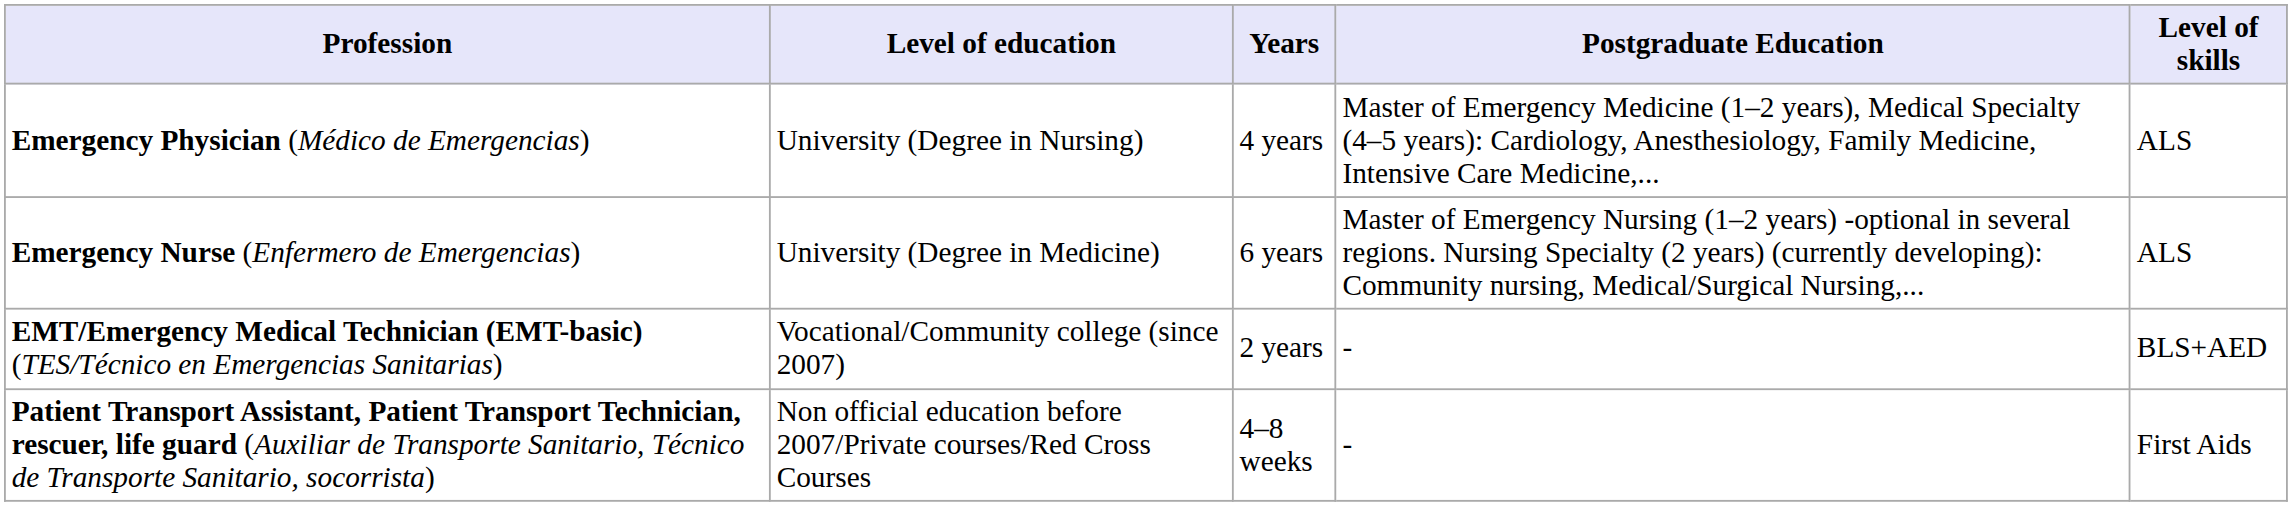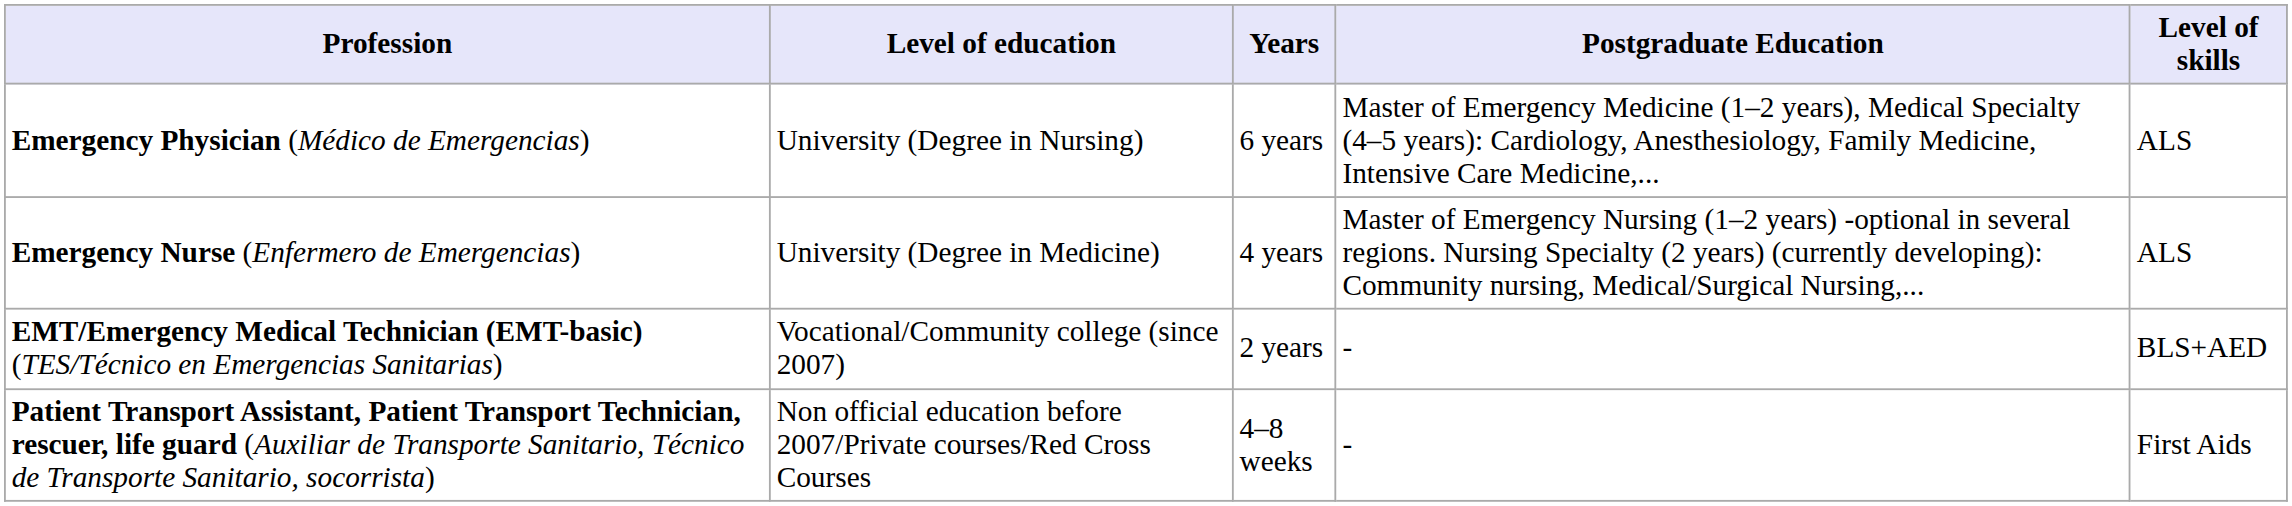(1281, 140) 4 years -> (1281, 140) 6 years
(1281, 252) 6 years -> (1281, 252) 4 years
